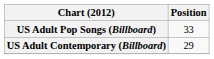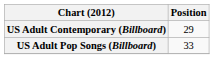rows swapped: (86, 45) <-> (86, 29)
